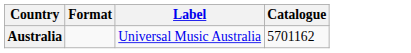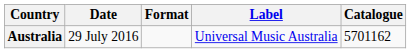+ column: (103, 15)
